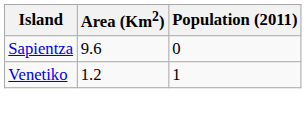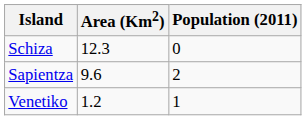+ row: (31, 48)
(176, 48) 0 -> (176, 74) 2
